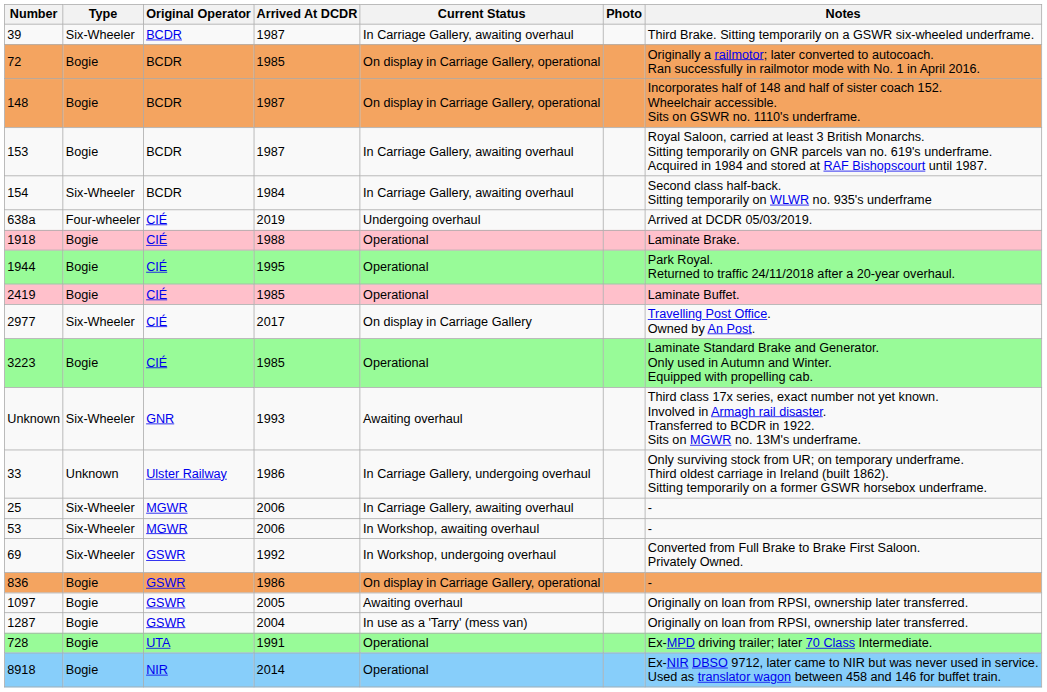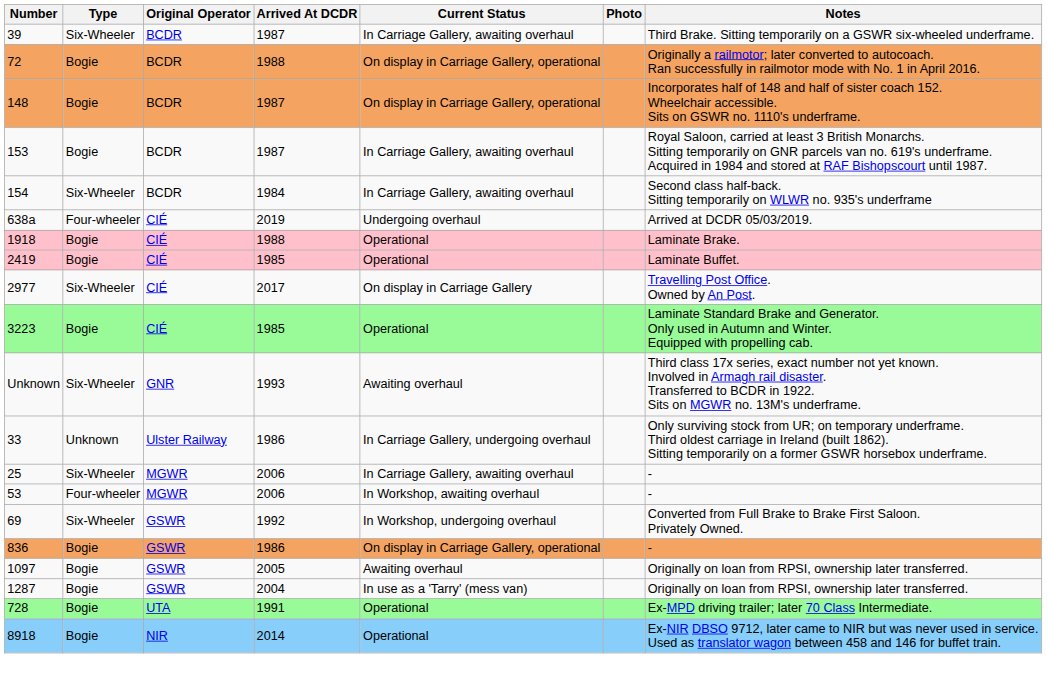(271, 61) 1985 -> (271, 61) 1988
- row: (21, 267)
(100, 528) Six-Wheeler -> (103, 494) Four-wheeler
